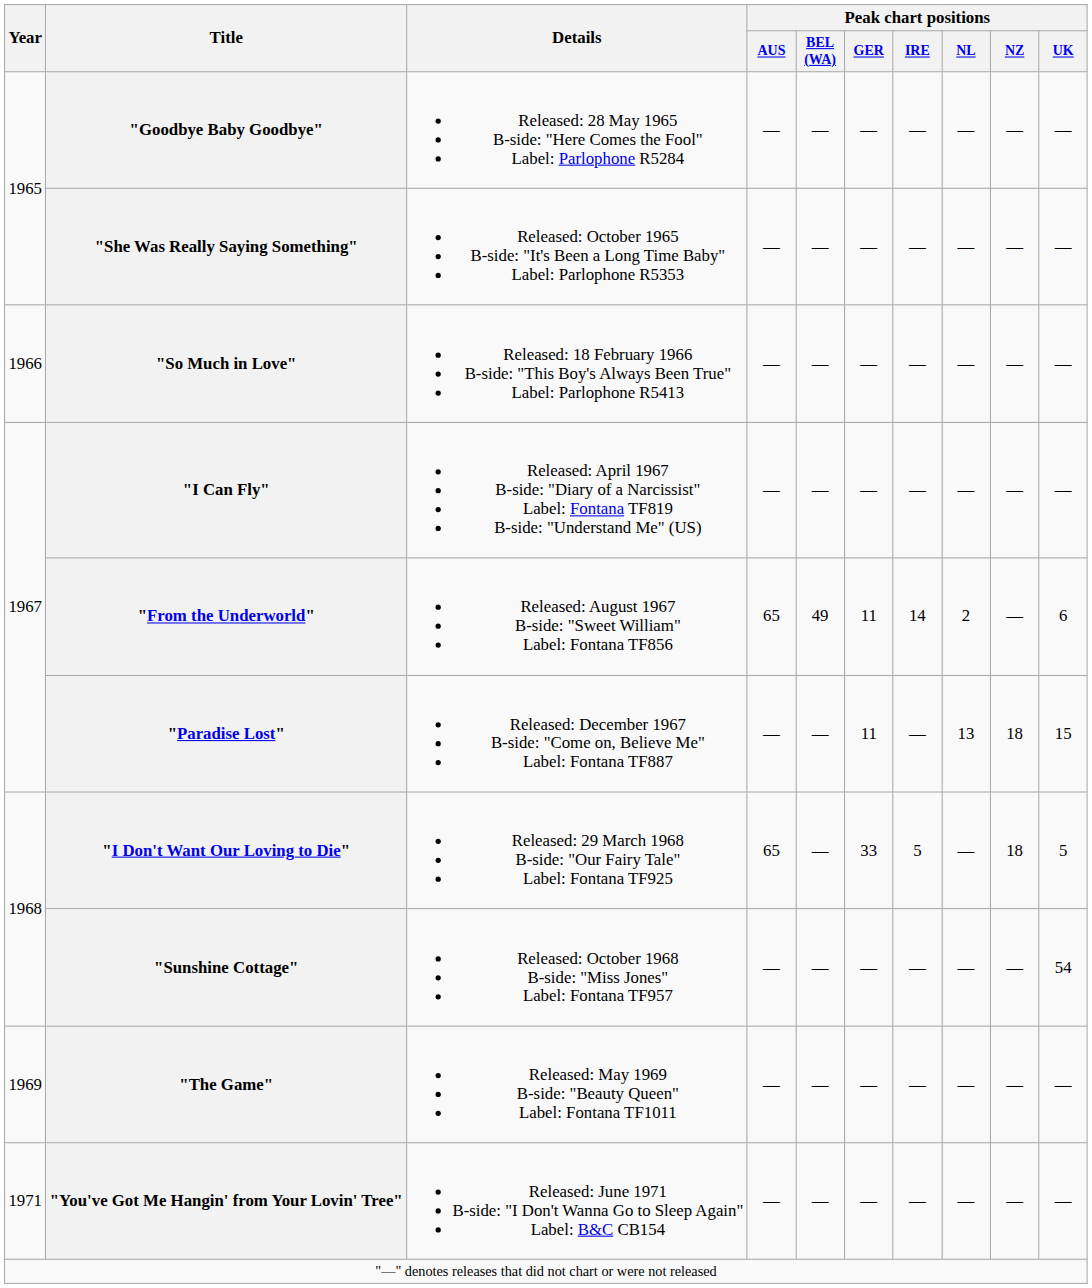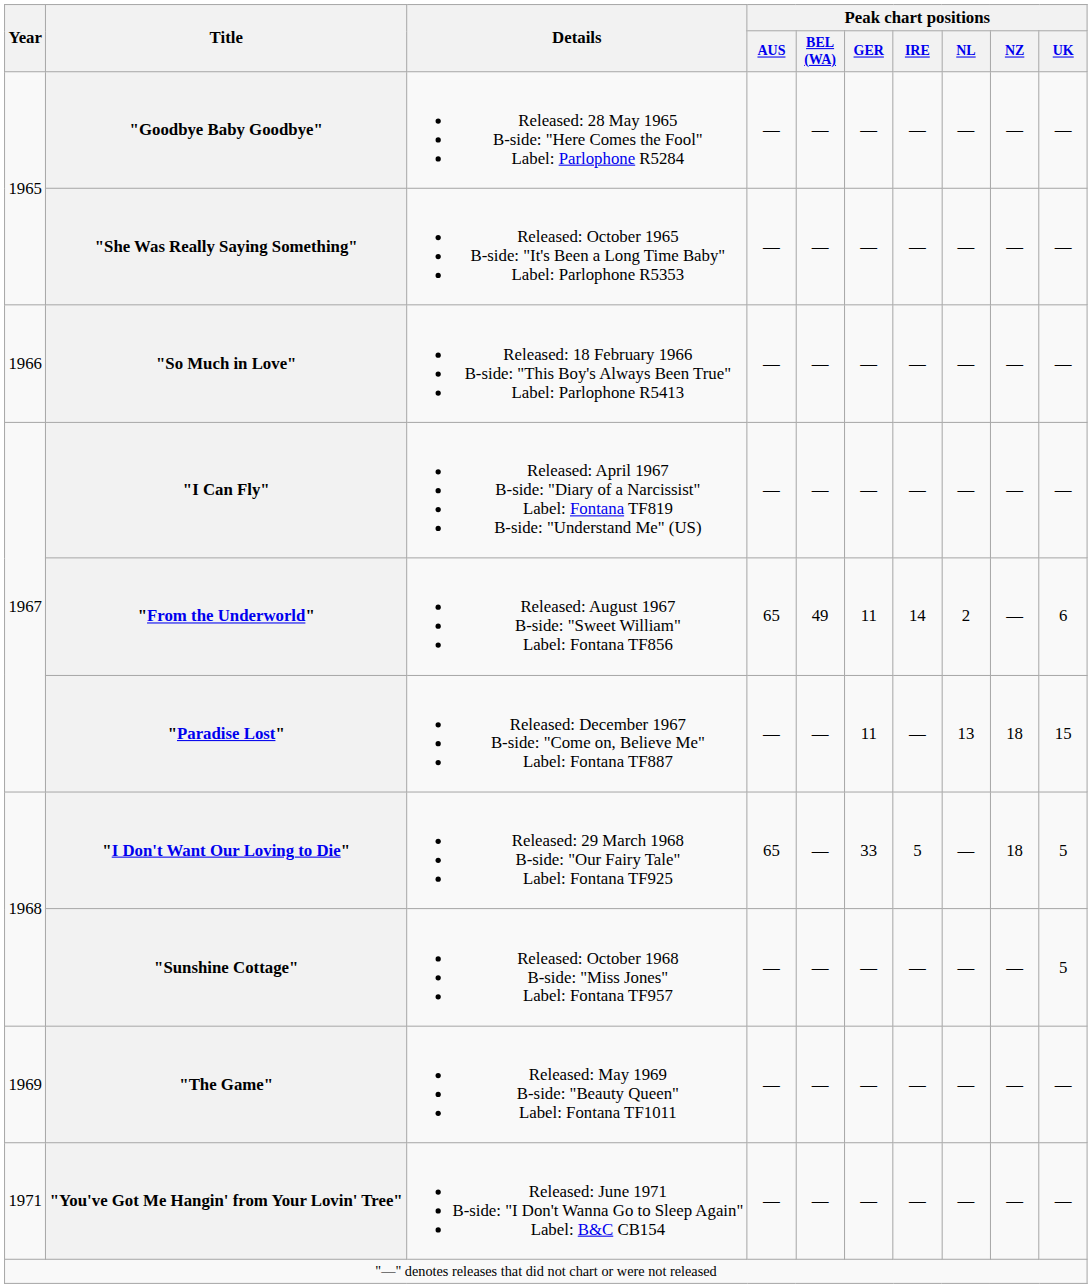(1063, 967) 54 -> (1063, 967) 5
